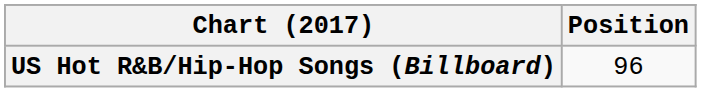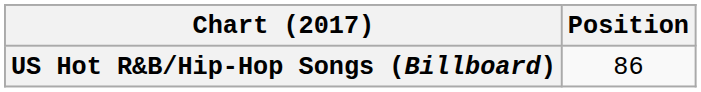(628, 67) 96 -> (628, 67) 86
